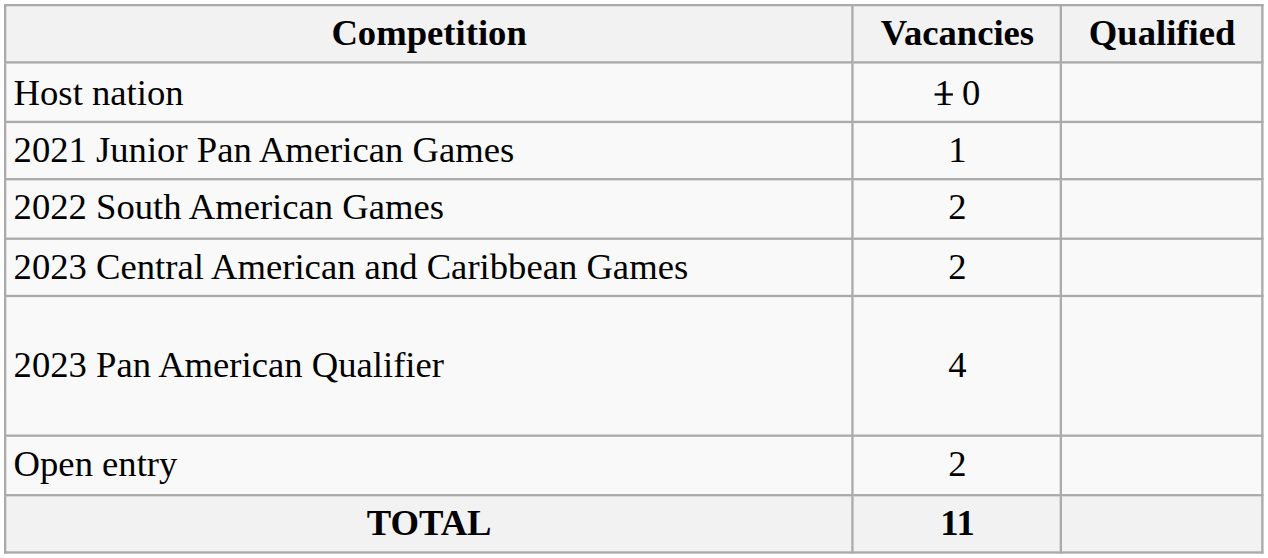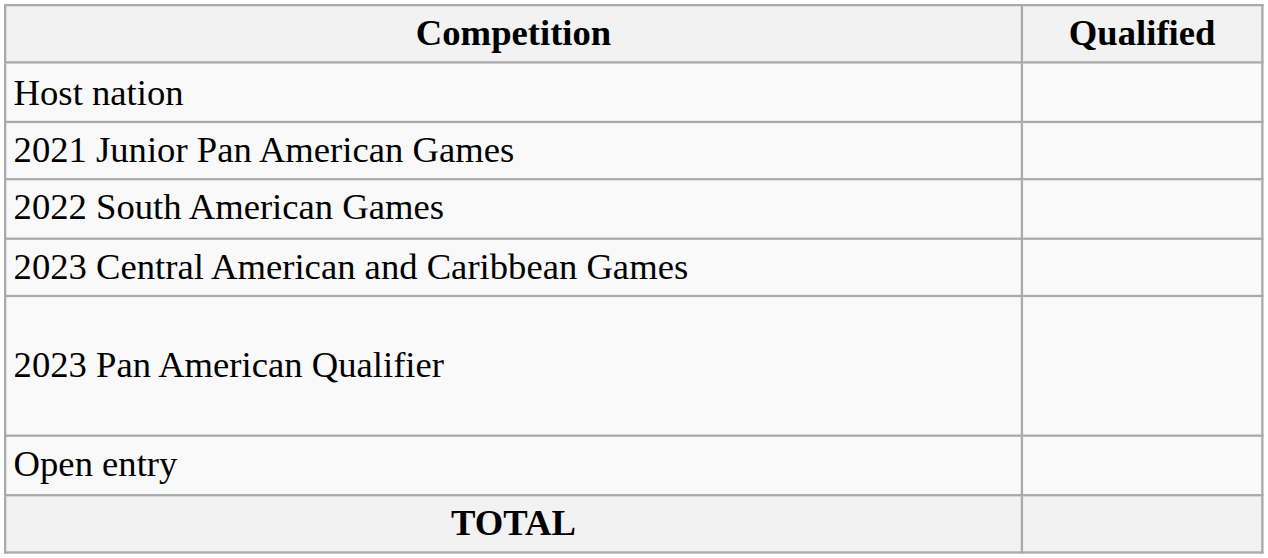- column: (957, 33)
